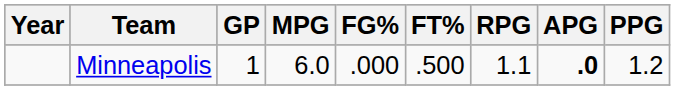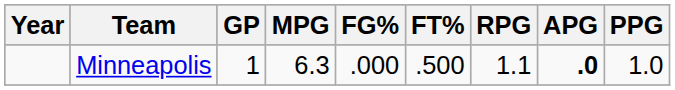(312, 65) 6.0 -> (312, 65) 6.3
(646, 65) 1.2 -> (646, 65) 1.0
